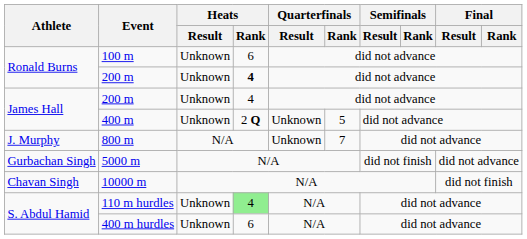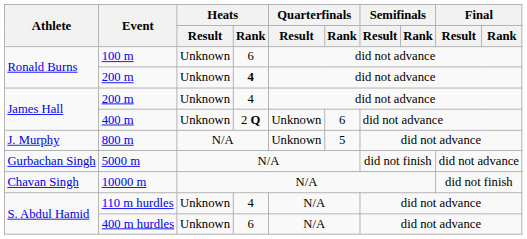(342, 119) 5 -> (342, 119) 6
(342, 140) 7 -> (342, 140) 5
(251, 203) lightgreen background -> (251, 203) no background
